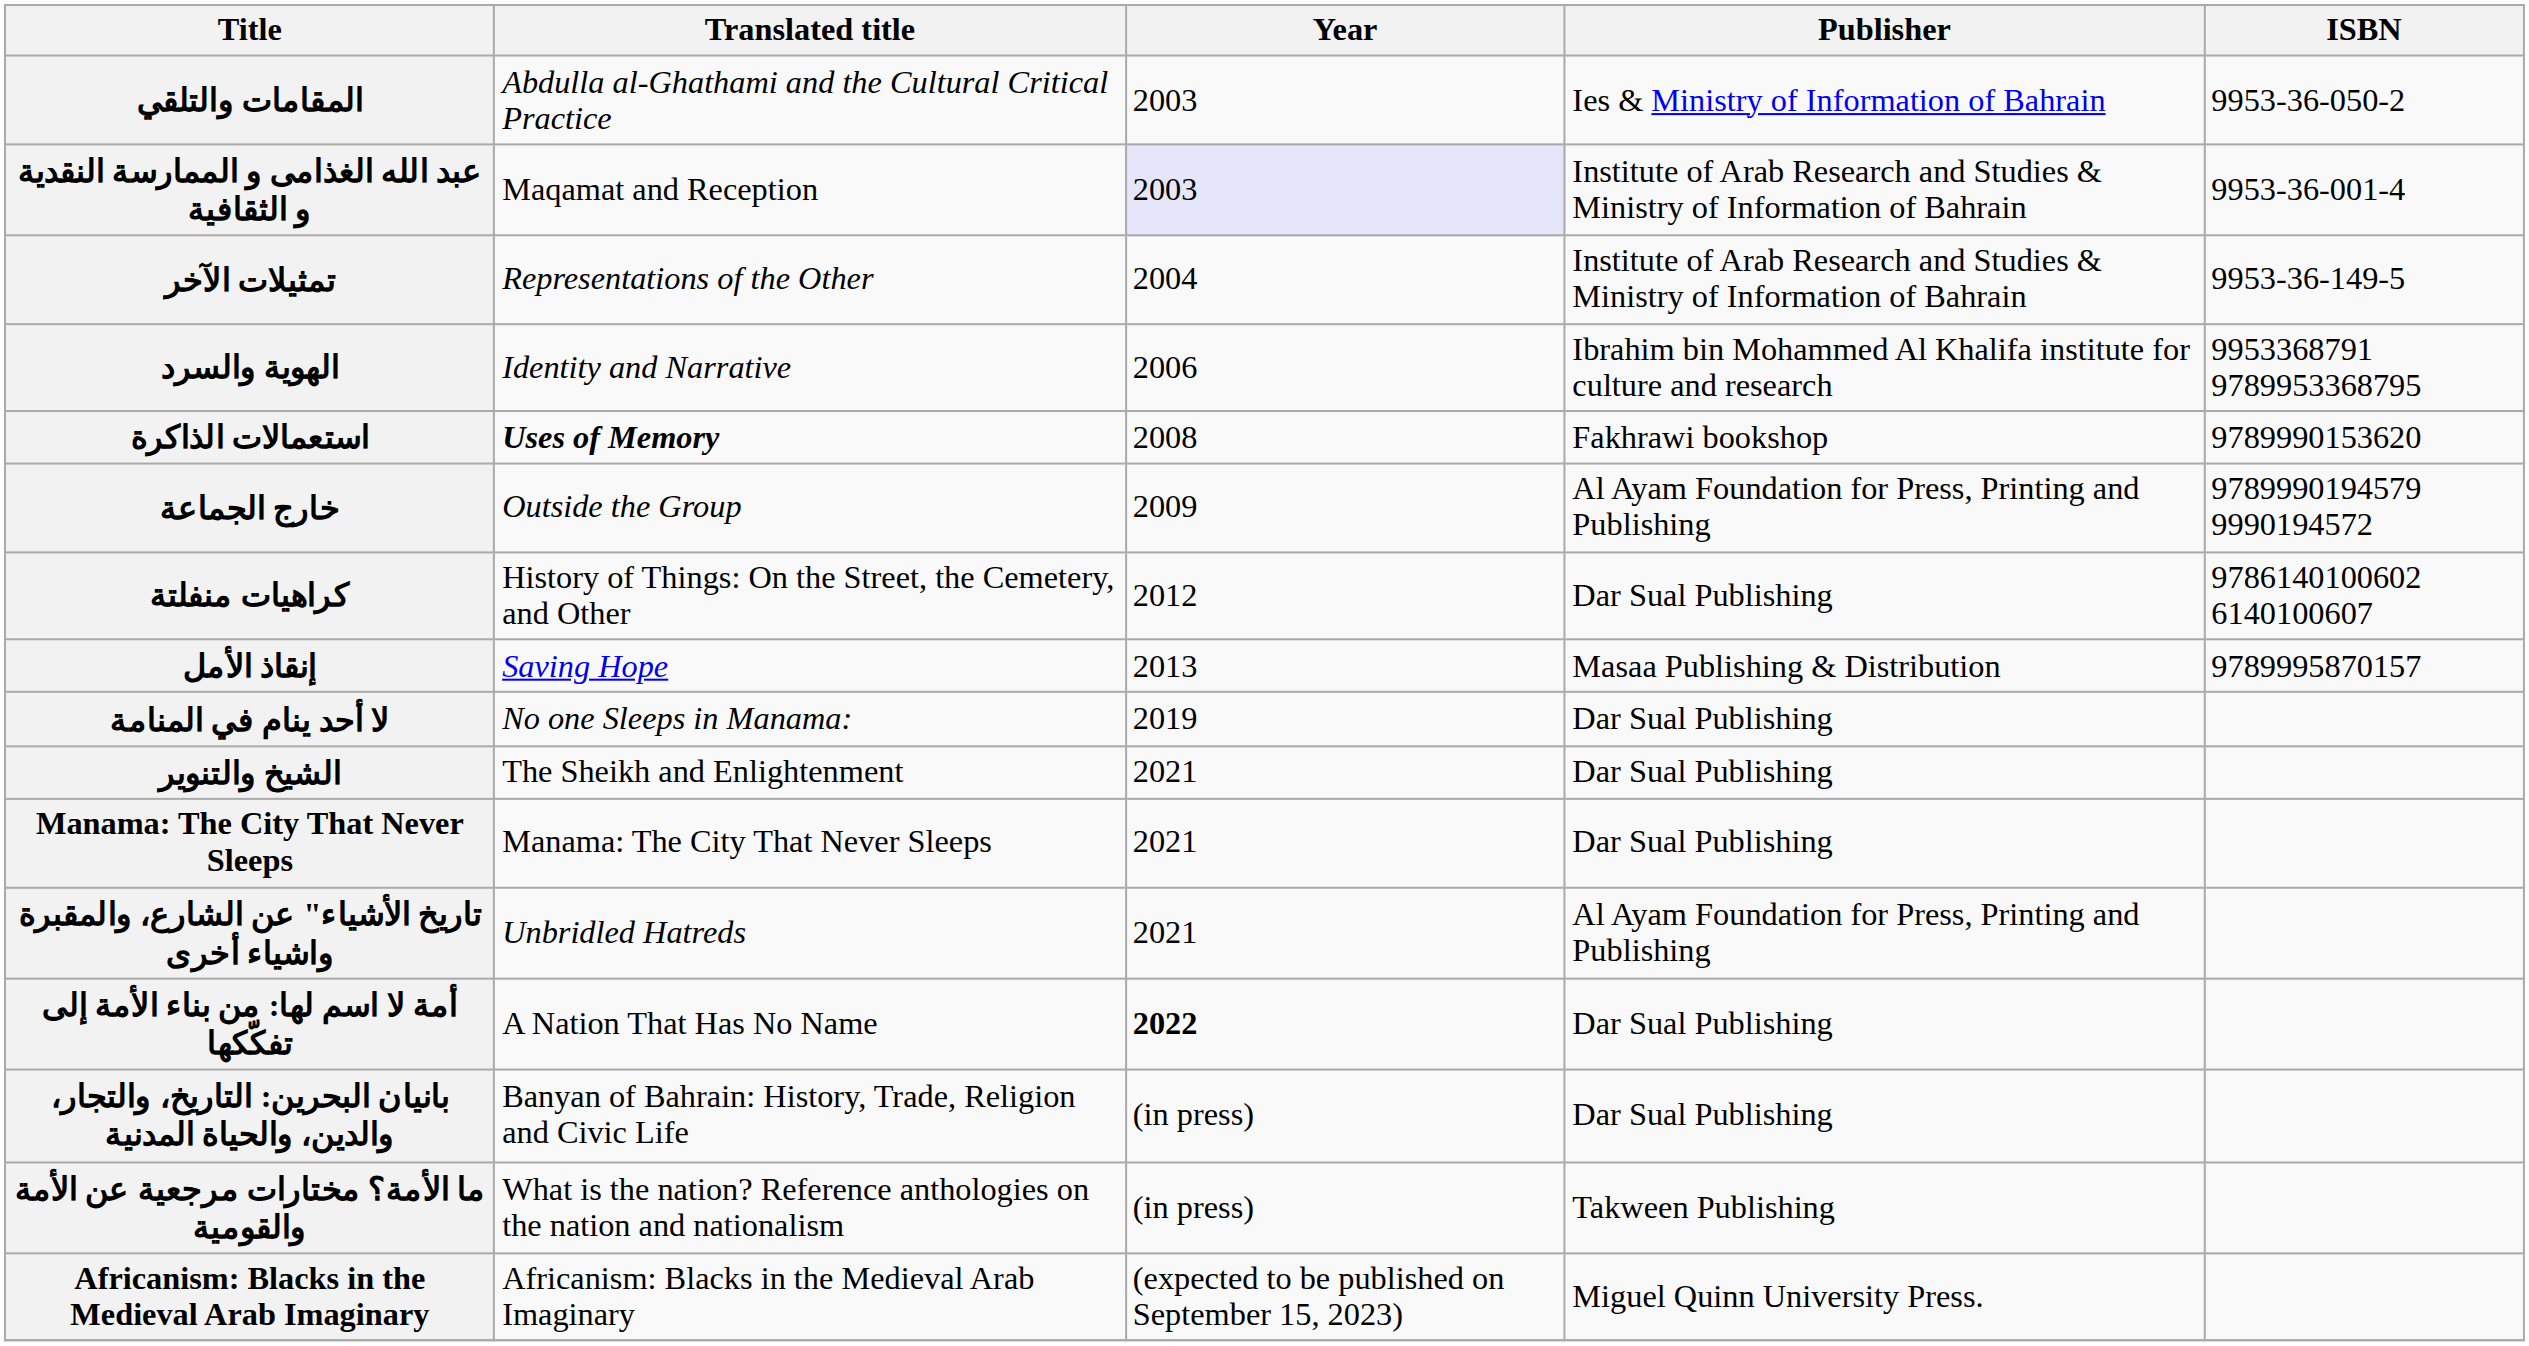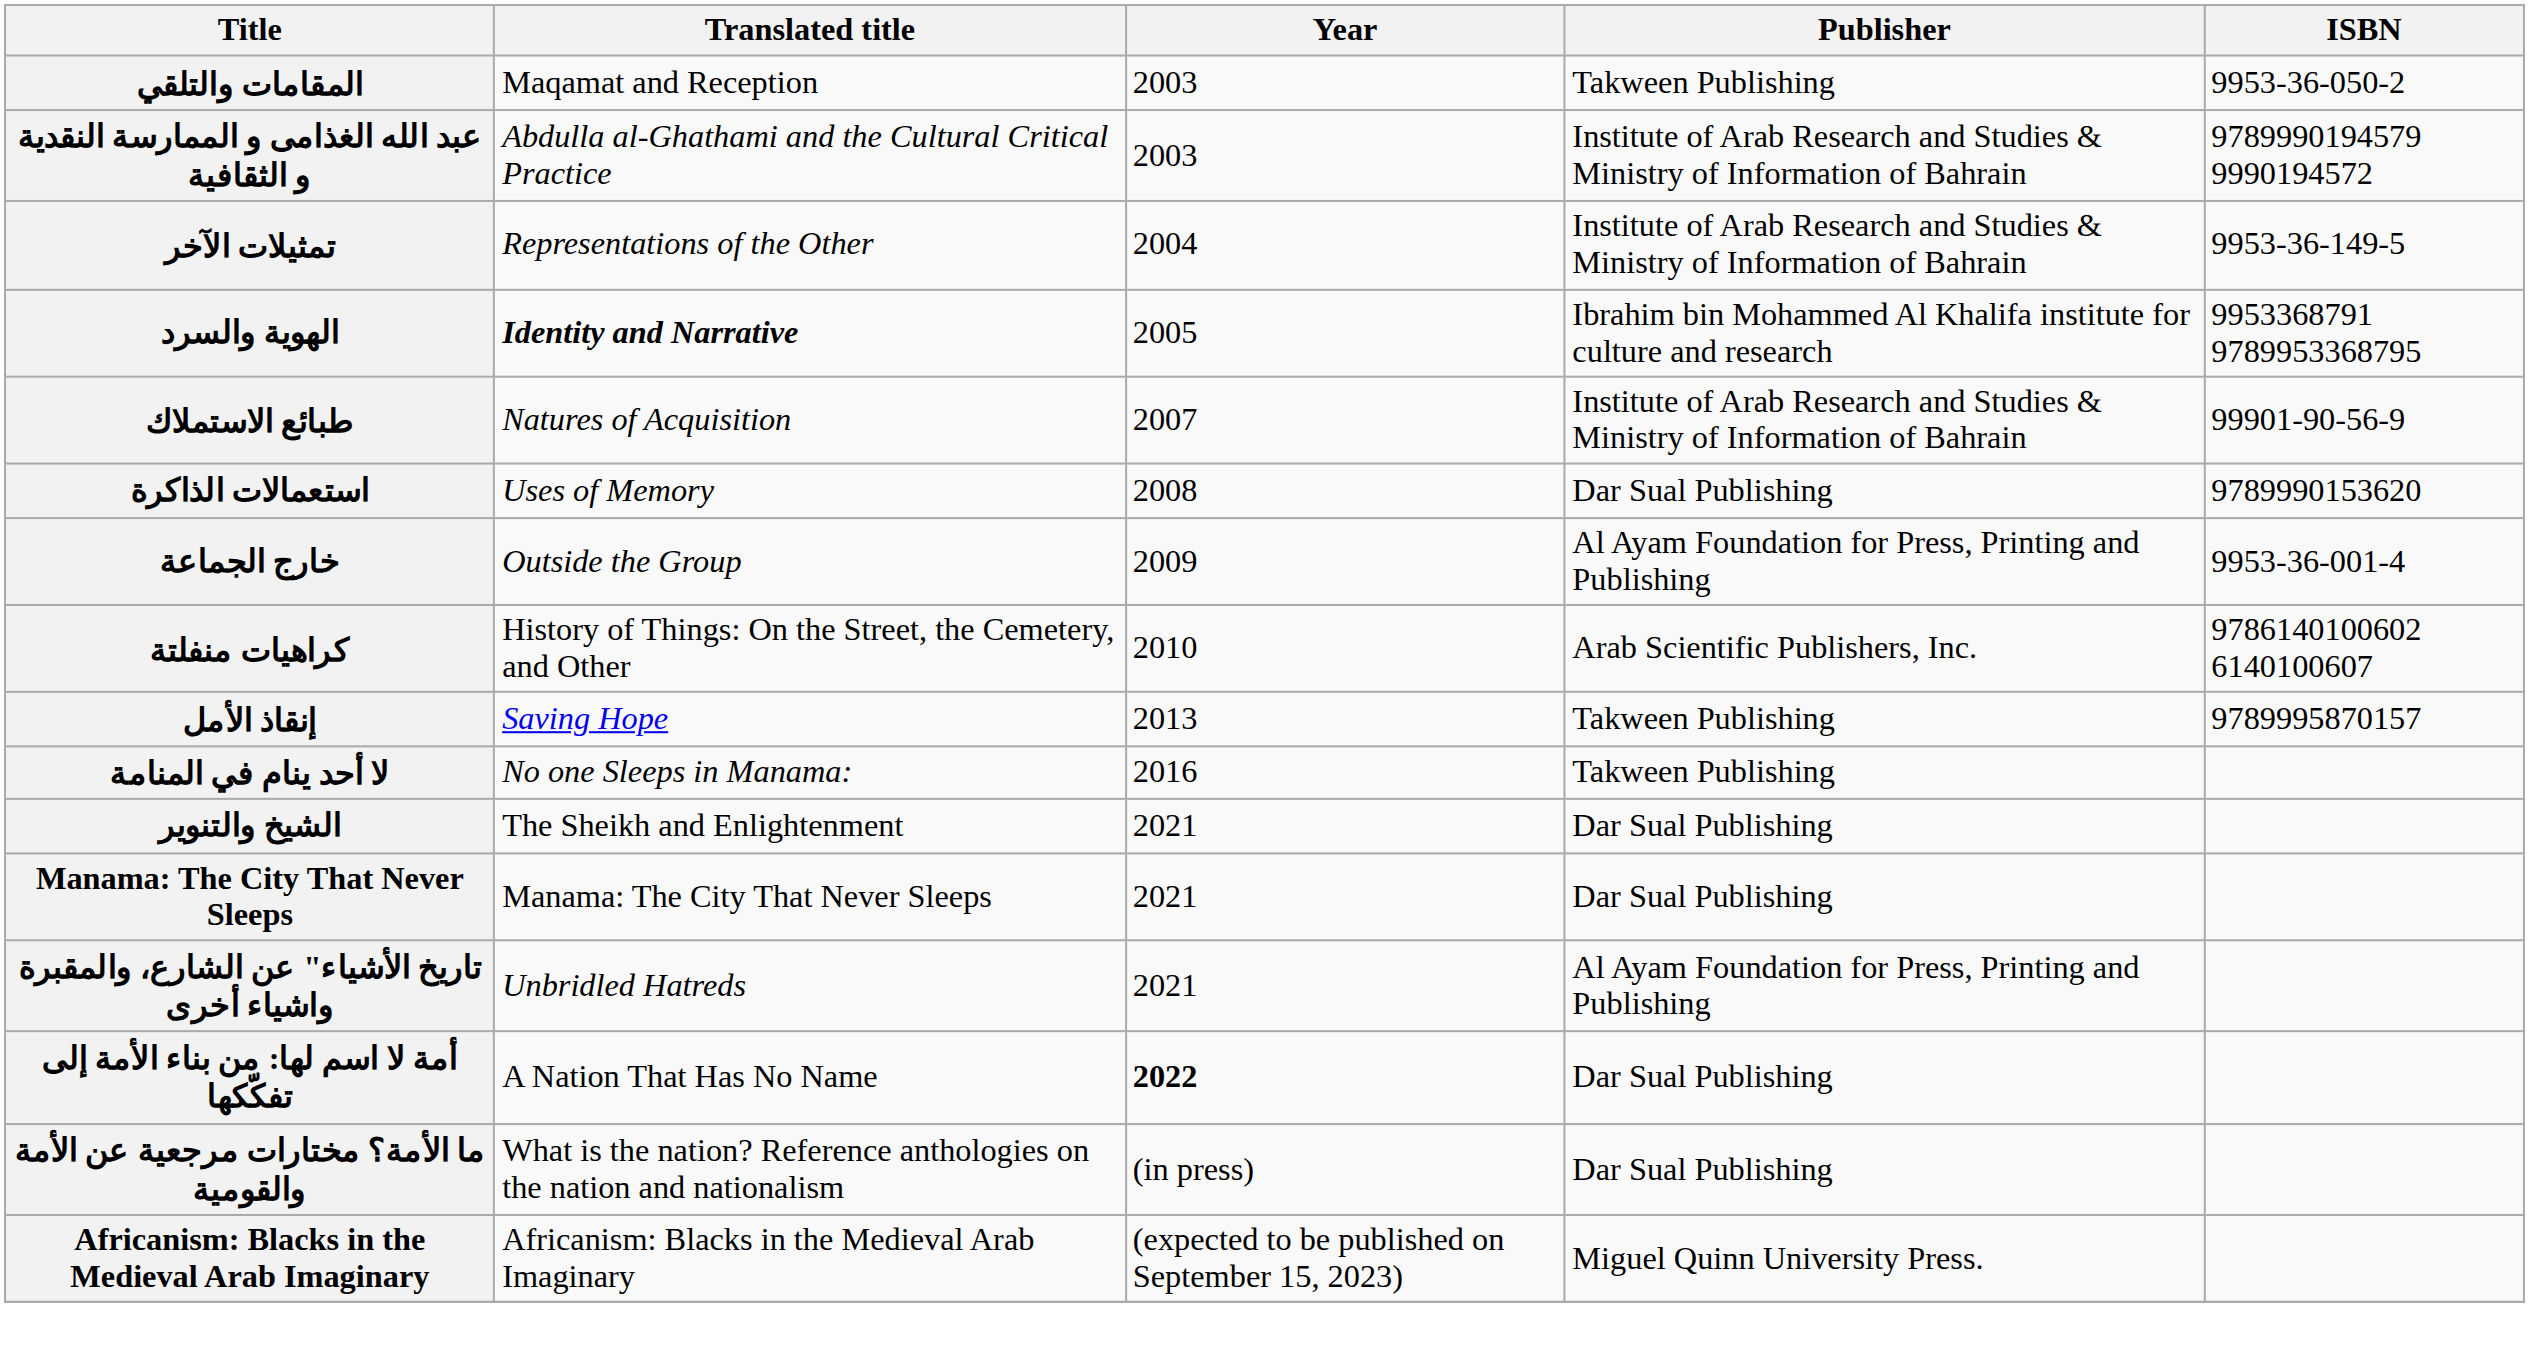(805, 99) Abdulla al-Ghathami and the Cultural Critical Practice -> (660, 82) Maqamat and Reception
(1839, 99) Ies & Ministry of Information of Bahrain -> (1704, 82) Takween Publishing
(660, 189) Maqamat and Reception -> (805, 154) Abdulla al-Ghathami and the Cultural Critical Practice
(1165, 189) lavender background -> (1165, 154) no background
(2308, 189) 9953-36-001-4 -> (2316, 154) 9789990194579 9990194572
(647, 366) normal -> (650, 332) bold
(1165, 366) 2006 -> (1165, 332) 2005
+ row: (250, 420)
(611, 436) bold -> (608, 490) normal
(1700, 436) Fakhrawi bookshop -> (1703, 490) Dar Sual Publishing
(2316, 507) 9789990194579 9990194572 -> (2308, 560) 9953-36-001-4
(1165, 594) 2012 -> (1165, 648) 2010
(1703, 594) Dar Sual Publishing -> (1775, 648) Arab Scientific Publishers, Inc.
(1786, 665) Masaa Publishing & Distribution -> (1704, 718) Takween Publishing
(1165, 718) 2019 -> (1165, 771) 2016
(1703, 718) Dar Sual Publishing -> (1704, 771) Takween Publishing
- row: (250, 1116)
(1704, 1207) Takween Publishing -> (1703, 1168) Dar Sual Publishing
